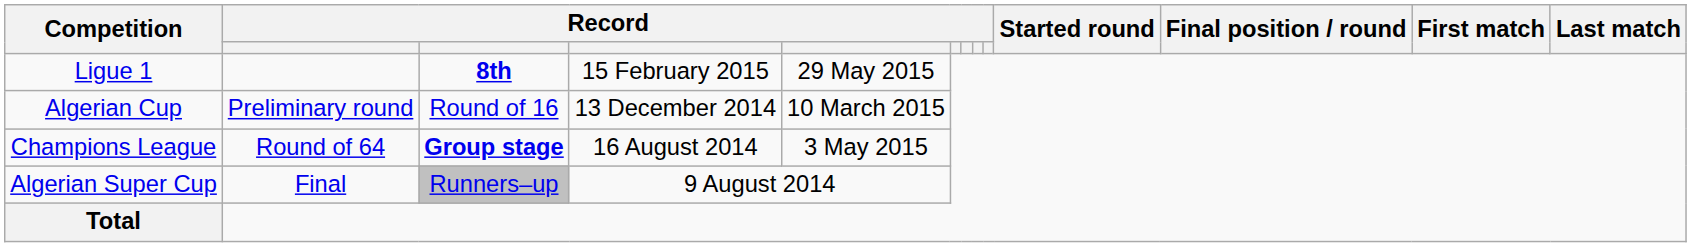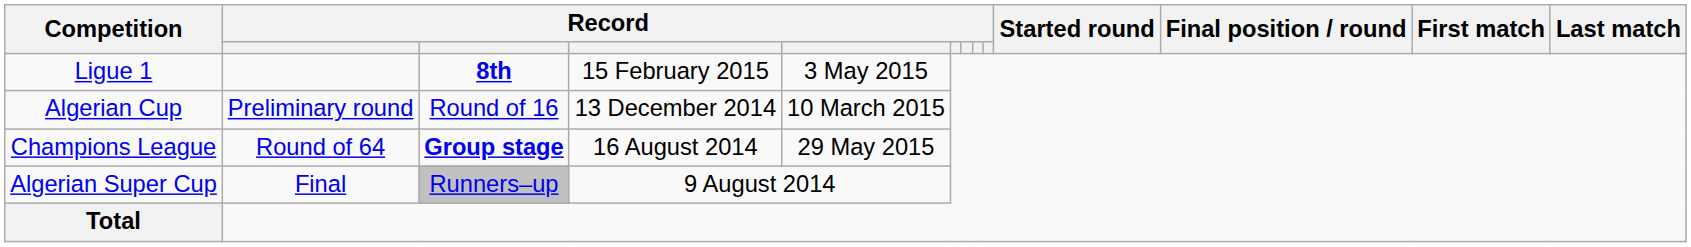(866, 71) 29 May 2015 -> (866, 71) 3 May 2015
(866, 146) 3 May 2015 -> (866, 146) 29 May 2015
